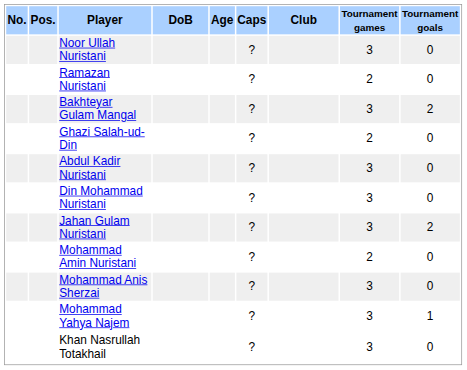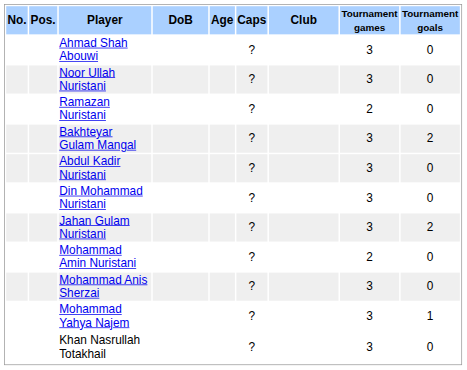+ row: (93, 50)
- row: (102, 138)
